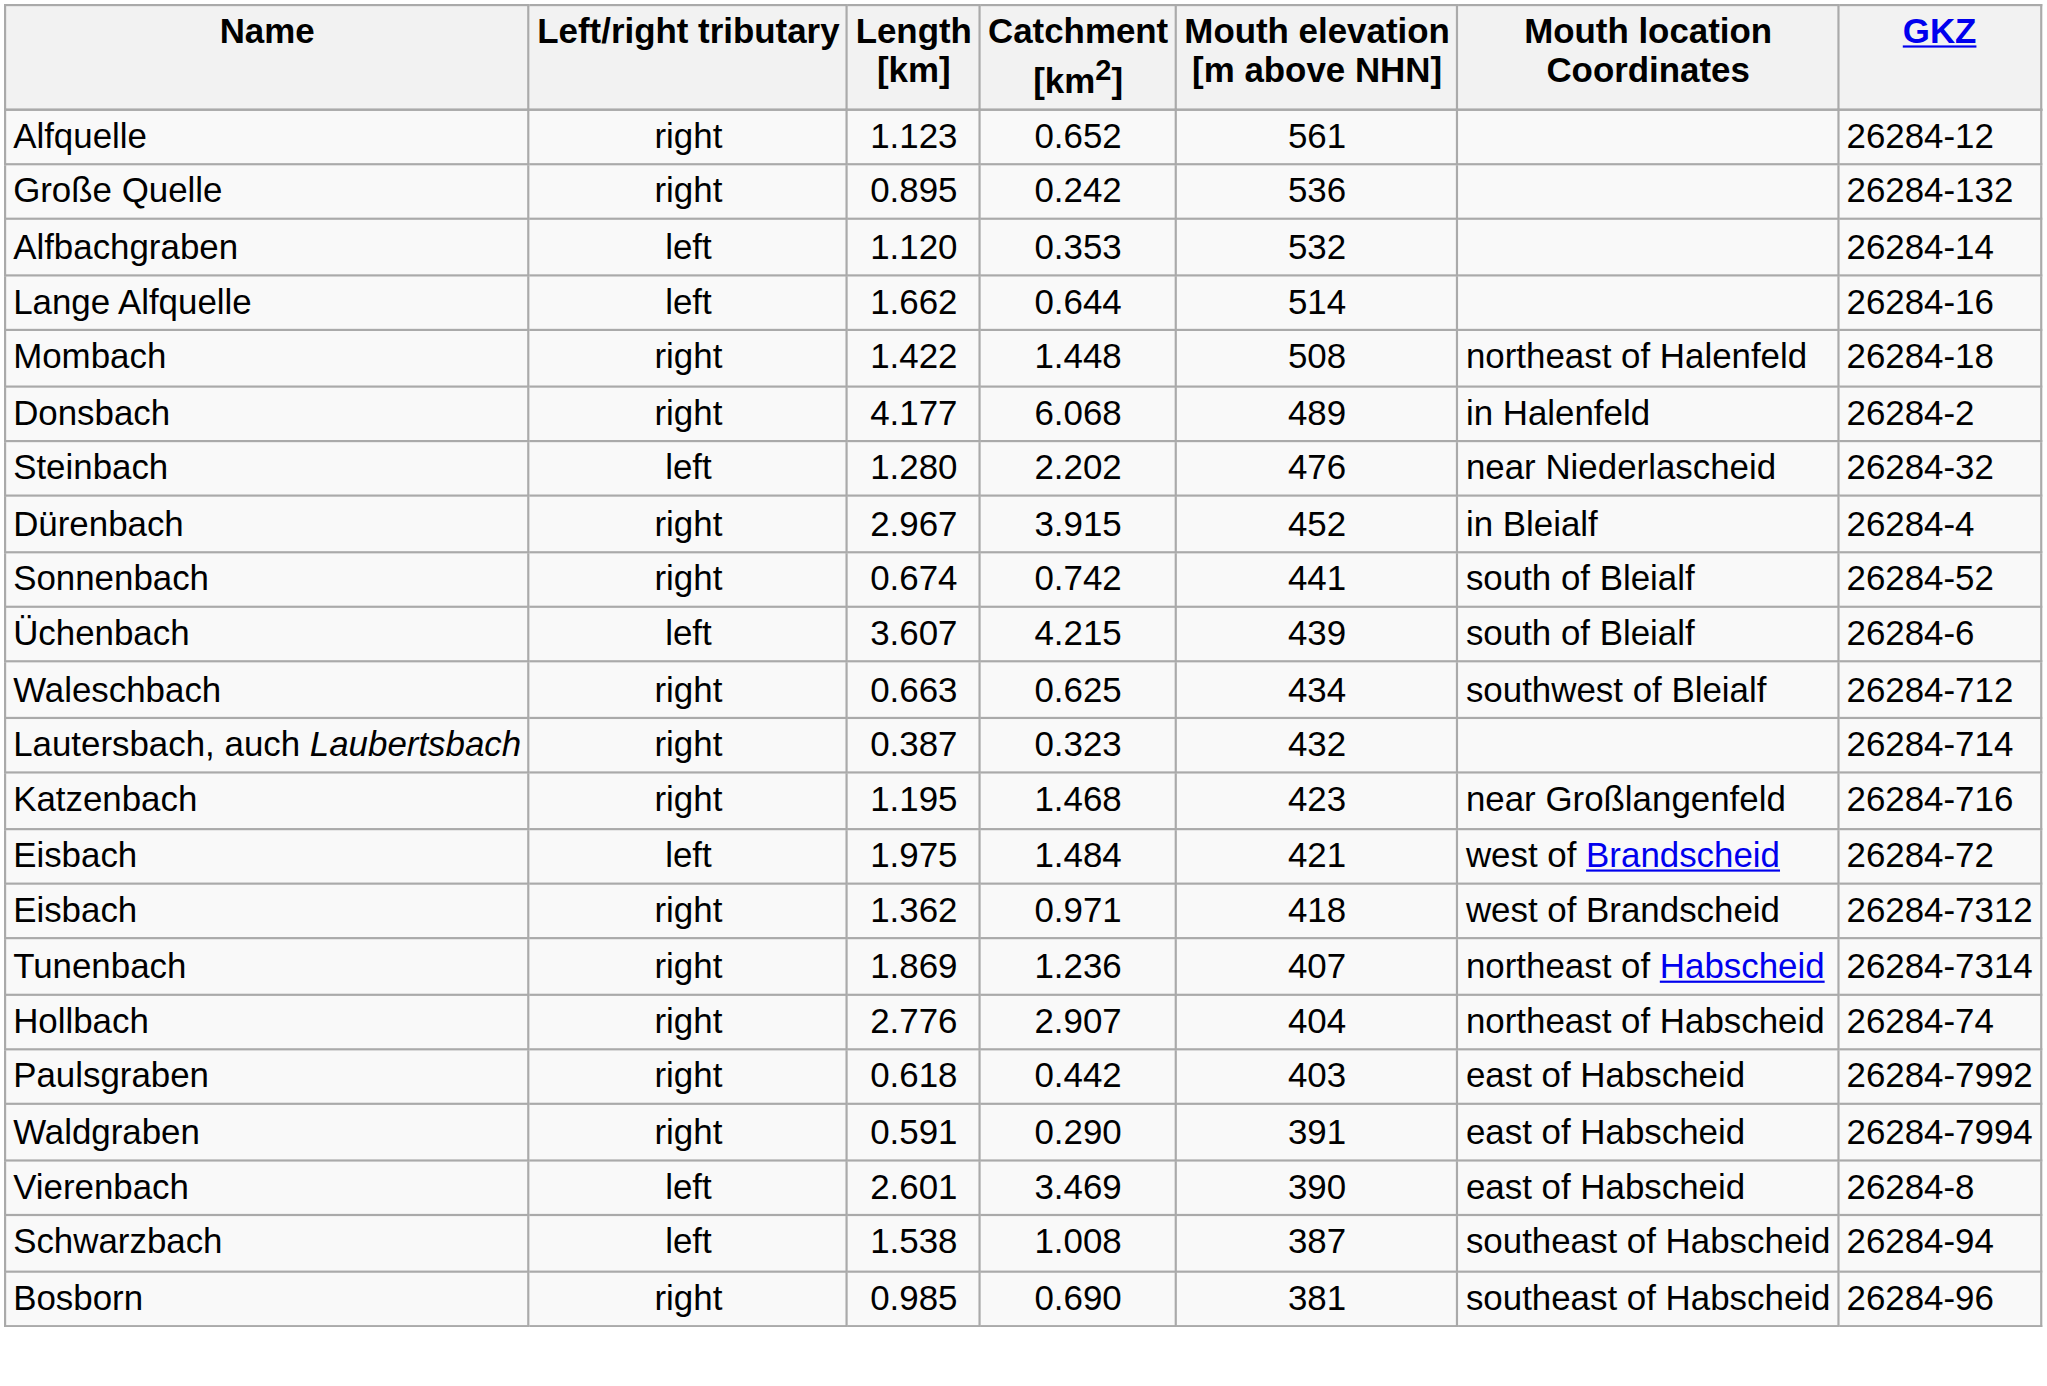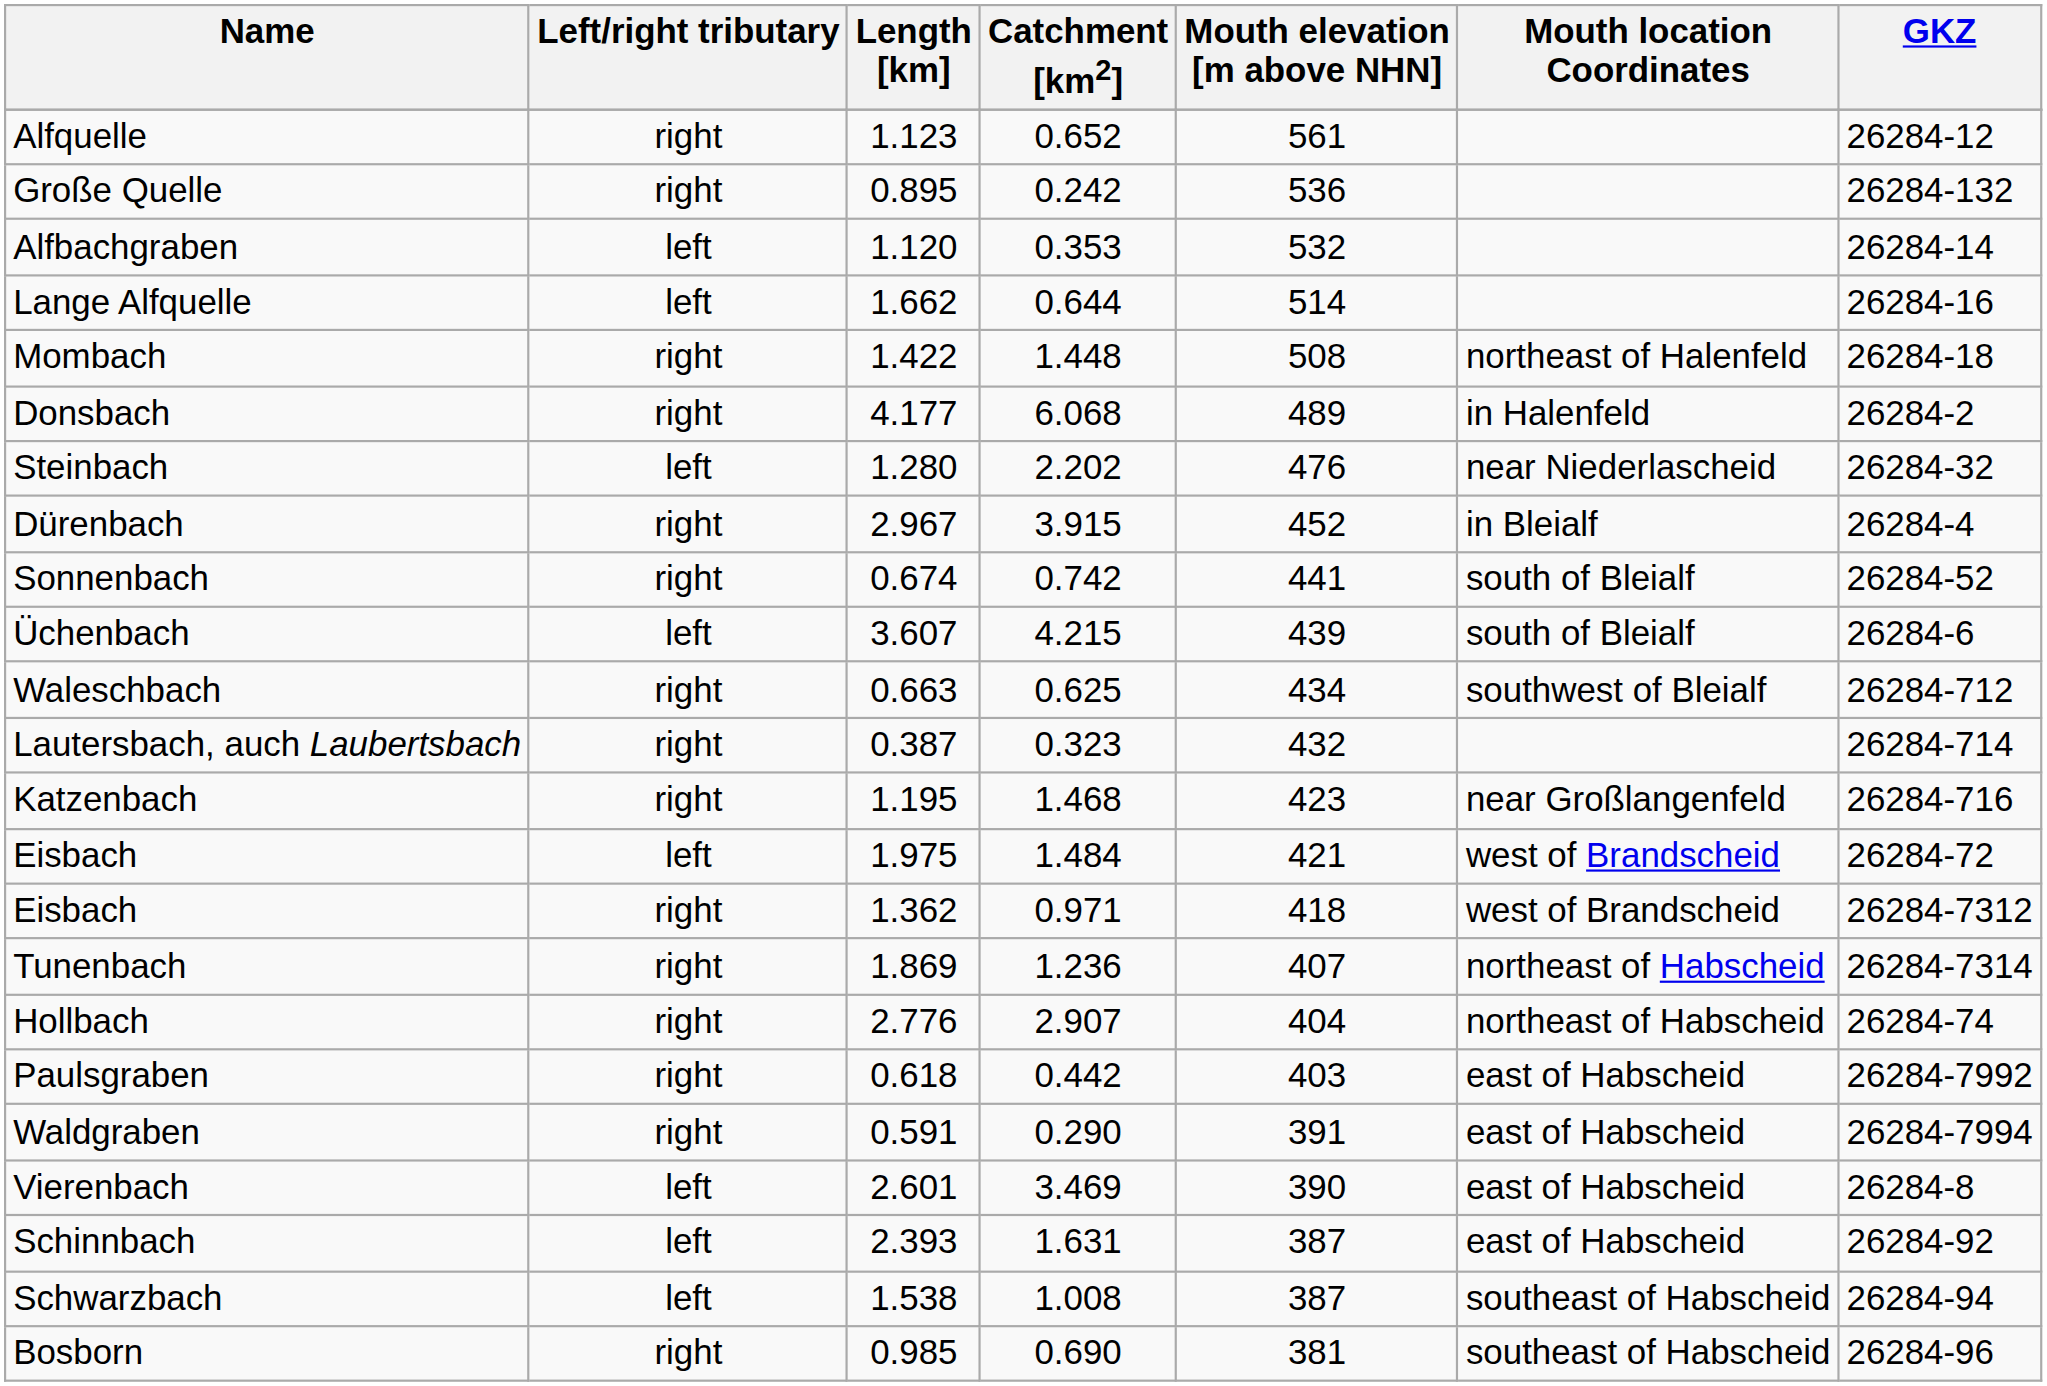+ row: (104, 1242)
